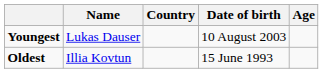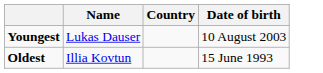- column: (304, 15)
